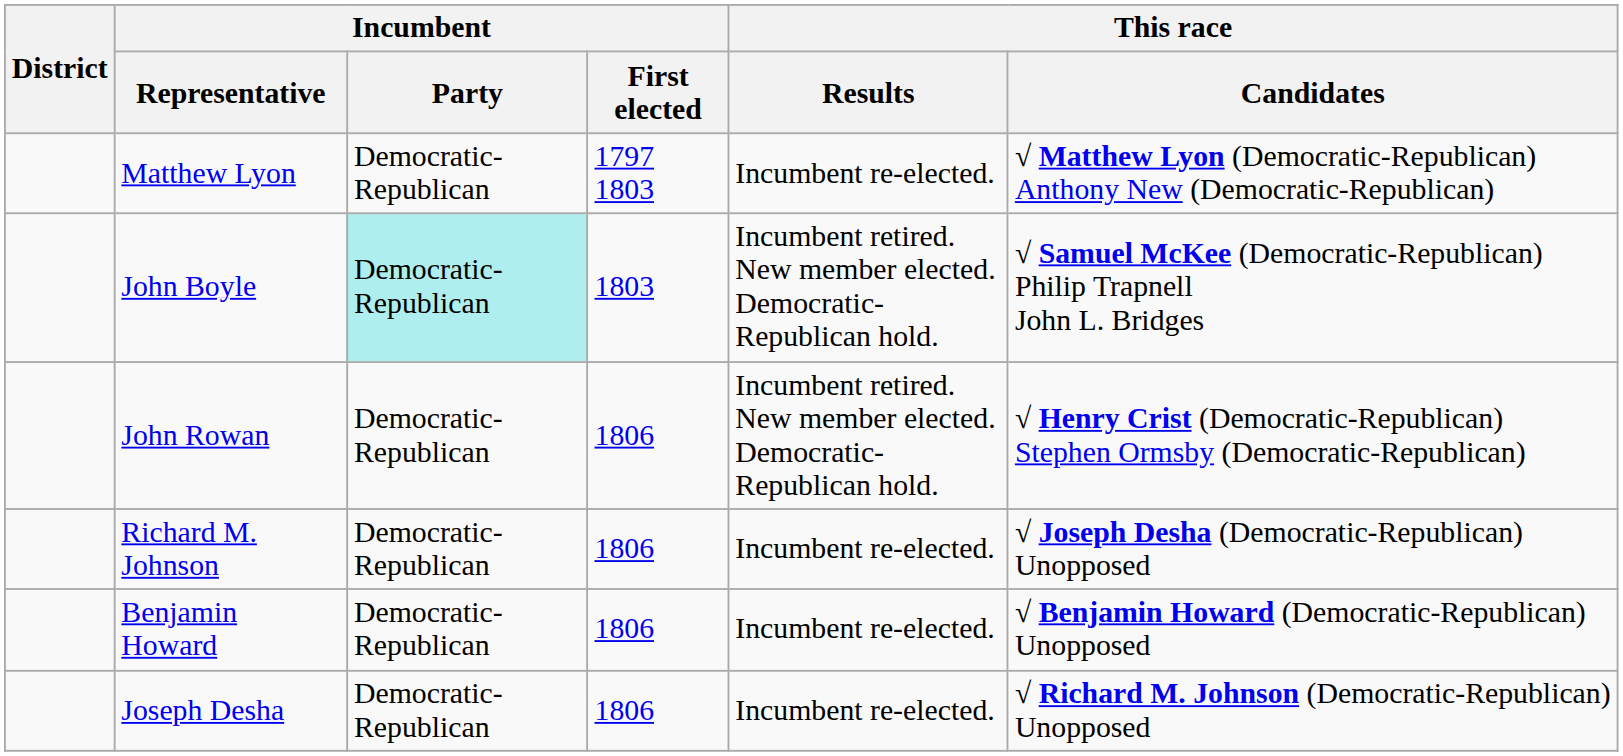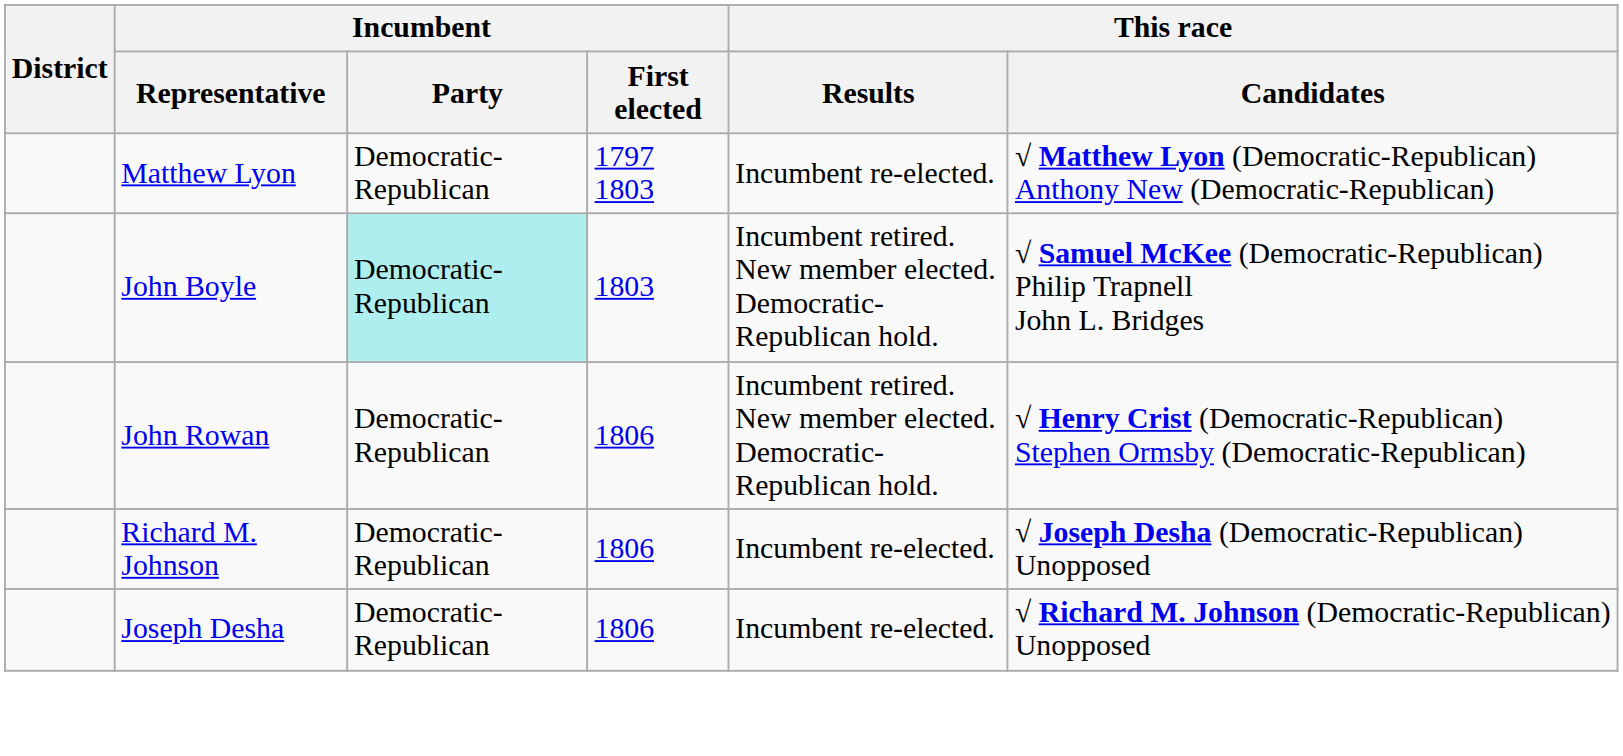- row: (179, 629)
